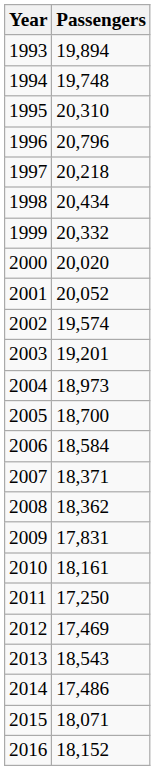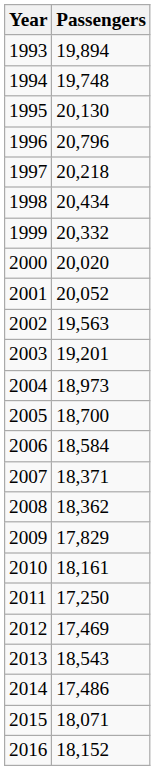(83, 111) 20,310 -> (83, 111) 20,130
(83, 324) 19,574 -> (83, 324) 19,563
(83, 537) 17,831 -> (83, 537) 17,829
